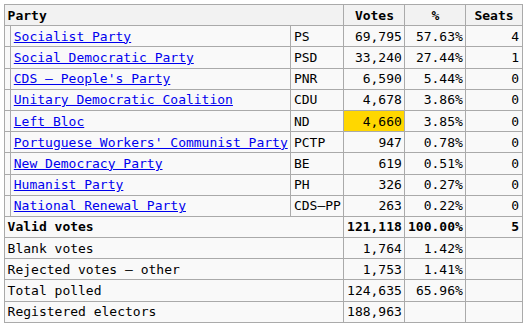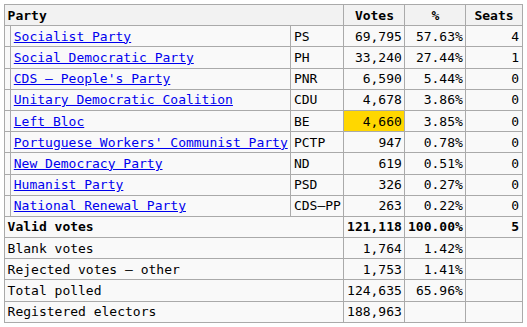(306, 57) PSD -> (302, 57) PH
(302, 121) ND -> (302, 121) BE
(302, 163) BE -> (302, 163) ND
(302, 185) PH -> (306, 185) PSD
